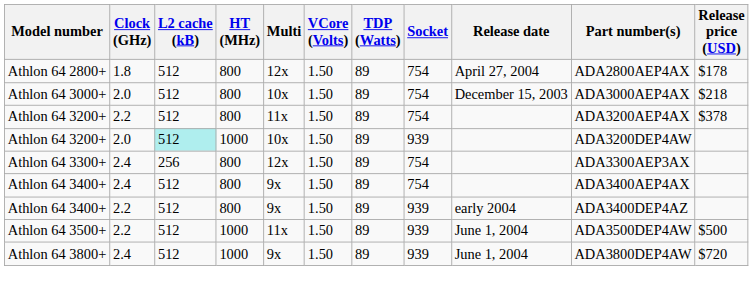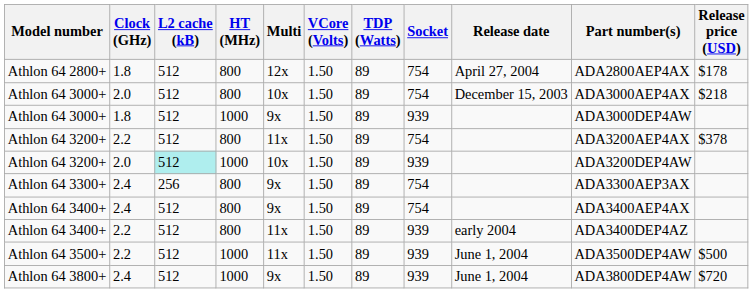+ row: (57, 116)
(278, 162) 12x -> (274, 185) 9x
(274, 208) 9x -> (277, 231) 11x
